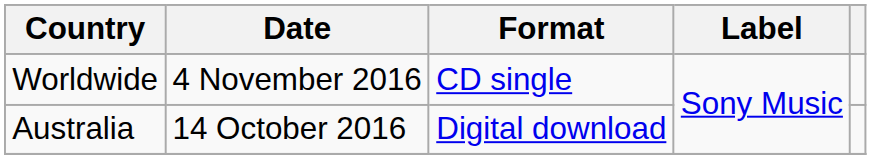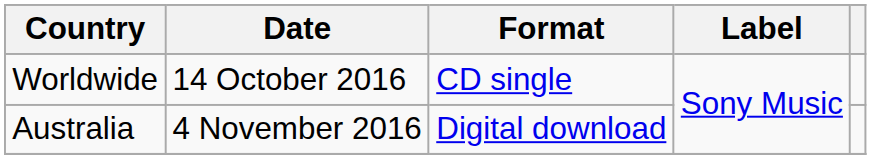(297, 79) 4 November 2016 -> (289, 79) 14 October 2016
(289, 128) 14 October 2016 -> (297, 128) 4 November 2016
